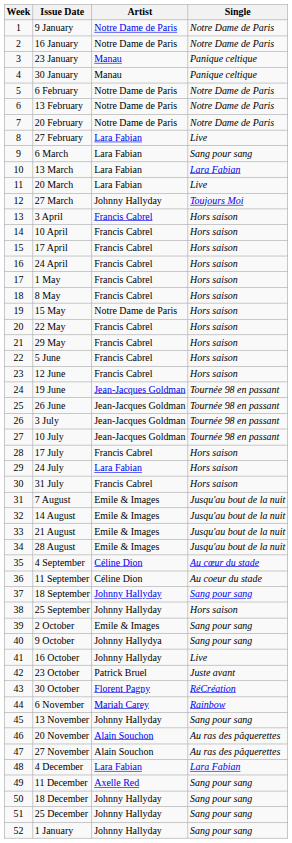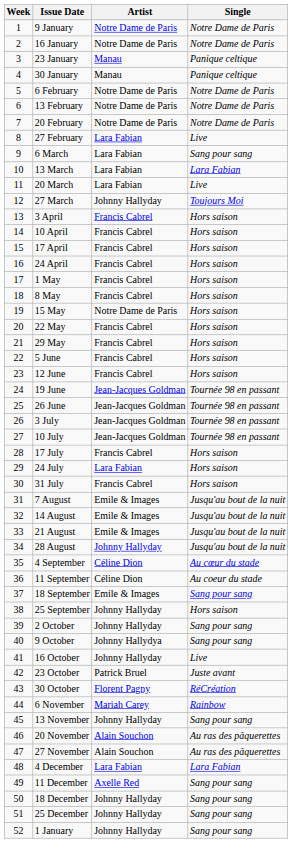(127, 547) Emile & Images -> (128, 547) Johnny Hallyday
(128, 594) Johnny Hallyday -> (127, 594) Emile & Images
(127, 625) Emile & Images -> (128, 625) Johnny Hallyday
